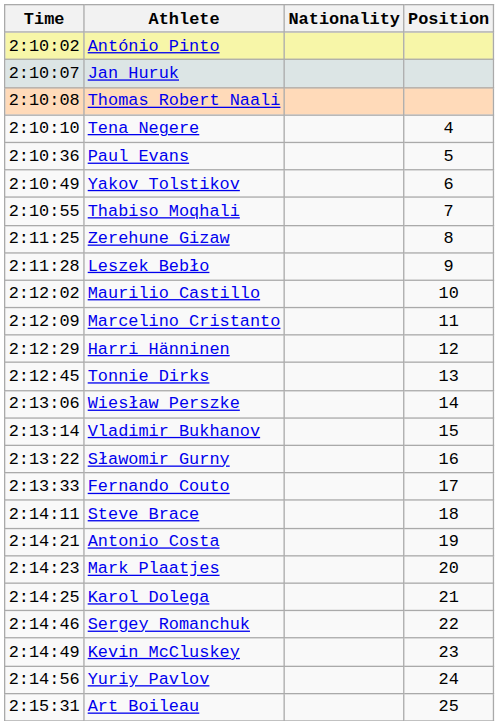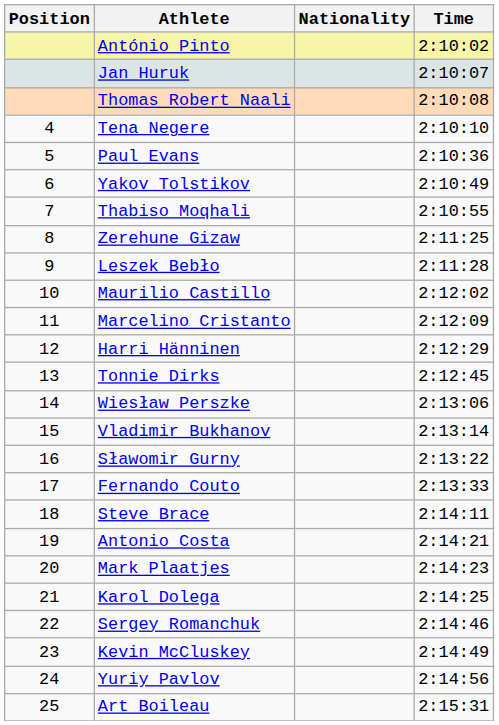columns swapped: (449, 18) <-> (44, 18)
